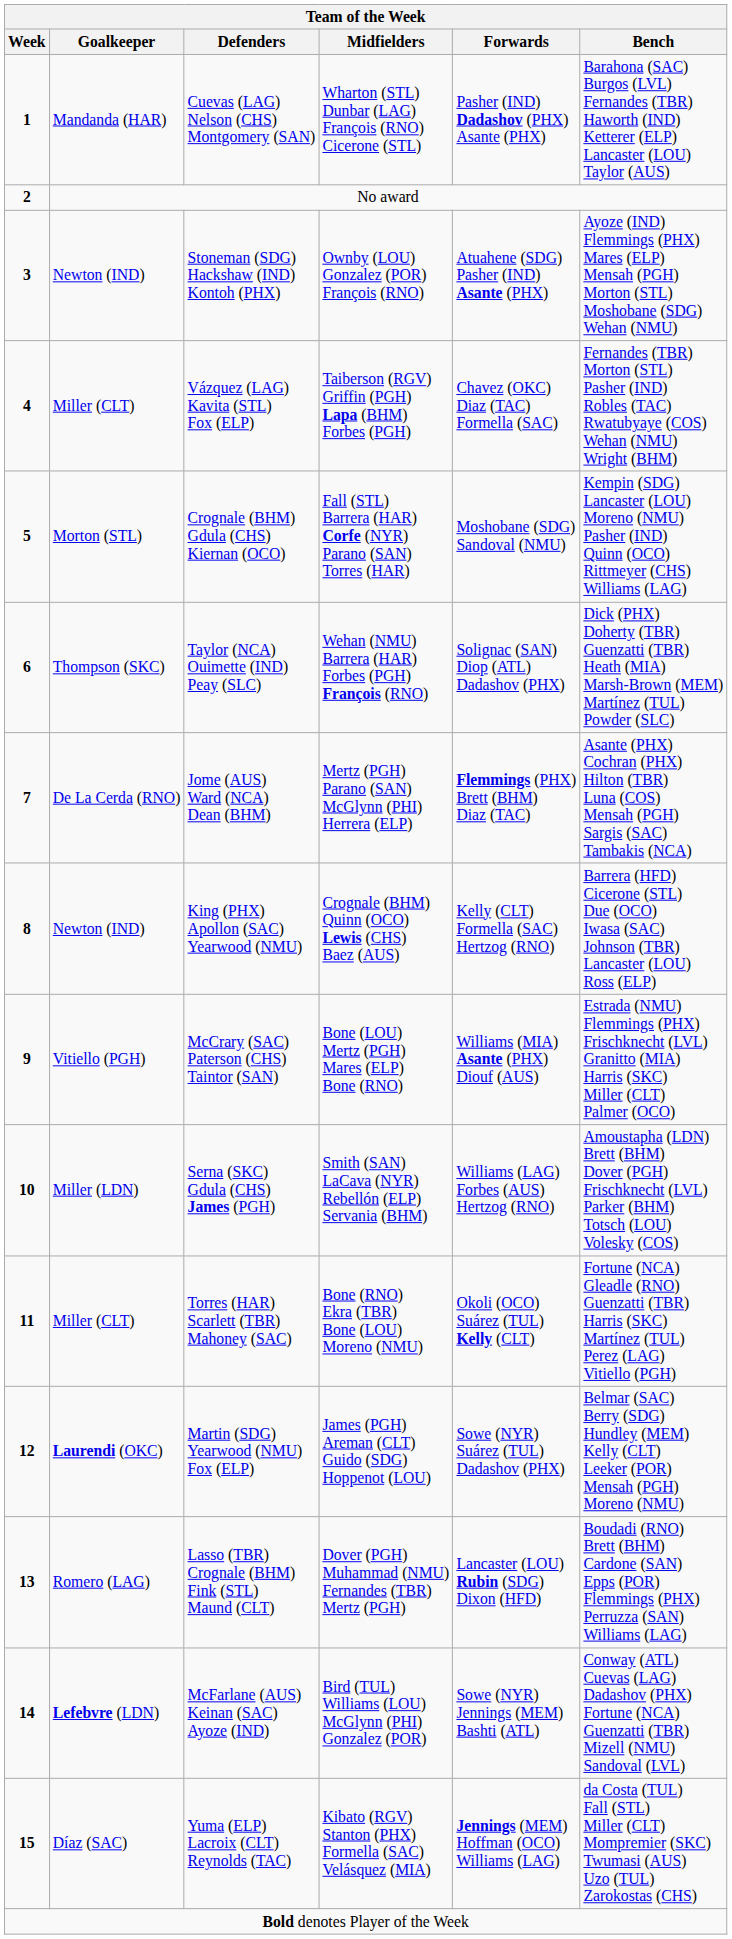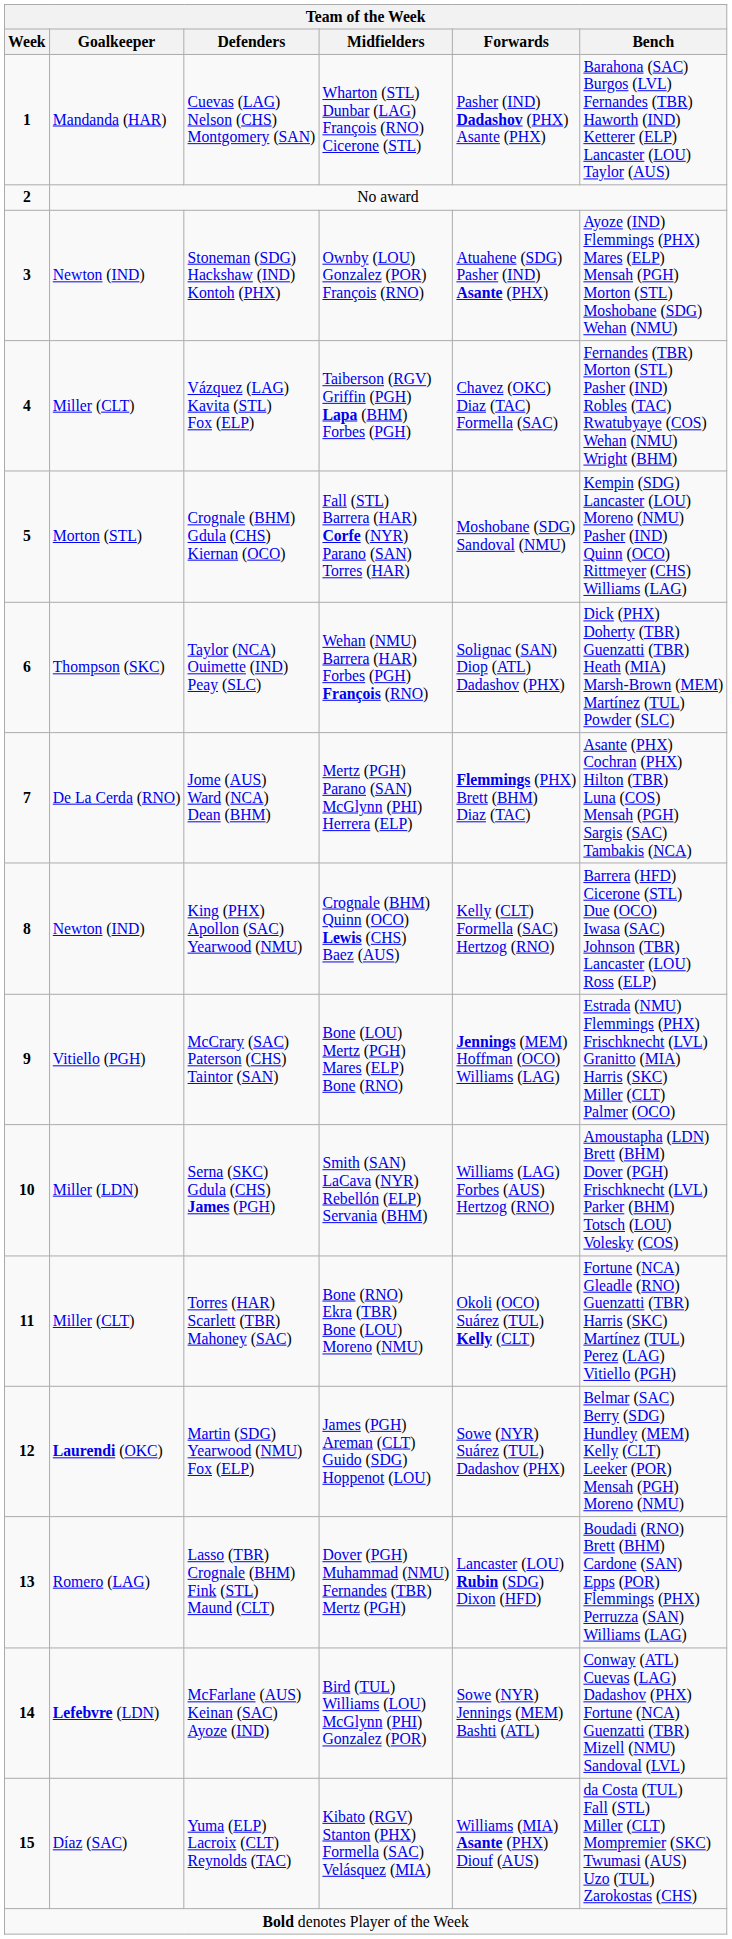(507, 1059) Williams (MIA) Asante (PHX) Diouf (AUS) -> (512, 1059) Jennings (MEM) Hoffman (OCO) Williams (LAG)
(512, 1843) Jennings (MEM) Hoffman (OCO) Williams (LAG) -> (507, 1843) Williams (MIA) Asante (PHX) Diouf (AUS)
